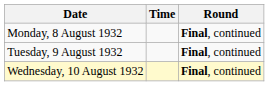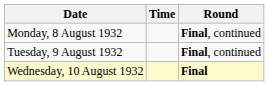(221, 71) Final, continued -> (194, 71) Final
